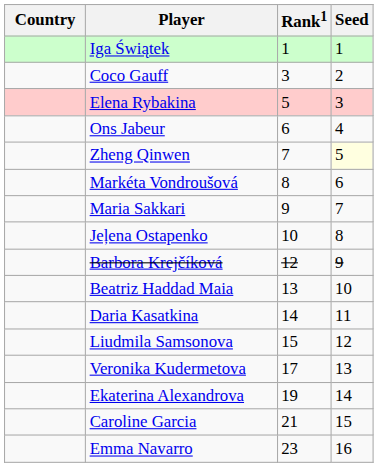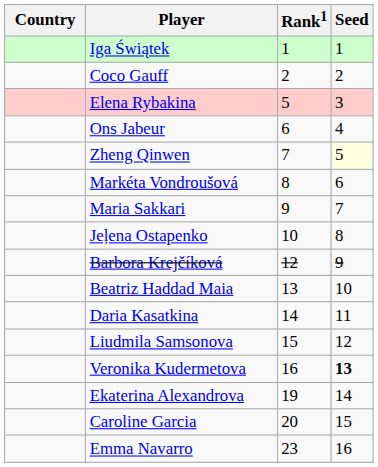(285, 75) 3 -> (285, 75) 2
(290, 368) 17 -> (290, 368) 16
(344, 368) normal -> (344, 368) bold
(290, 422) 21 -> (290, 422) 20
